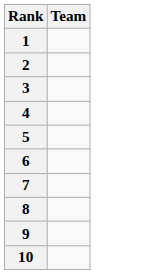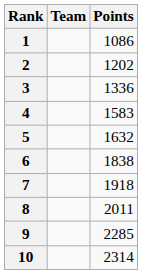+ column: (114, 16)
